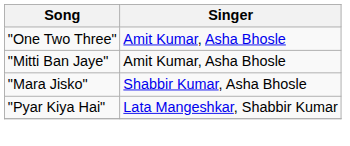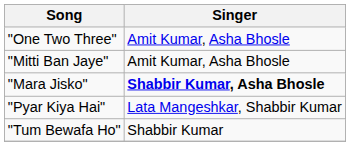(215, 84) normal -> (226, 84) bold
+ row: (64, 130)
